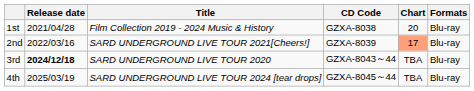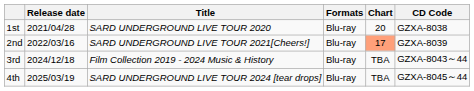columns swapped: (361, 12) <-> (449, 12)
(182, 28) Film Collection 2019 - 2024 Music & History -> (180, 28) SARD UNDERGROUND LIVE TOUR 2020
(51, 60) bold -> (51, 60) normal
(180, 60) SARD UNDERGROUND LIVE TOUR 2020 -> (182, 60) Film Collection 2019 - 2024 Music & History
